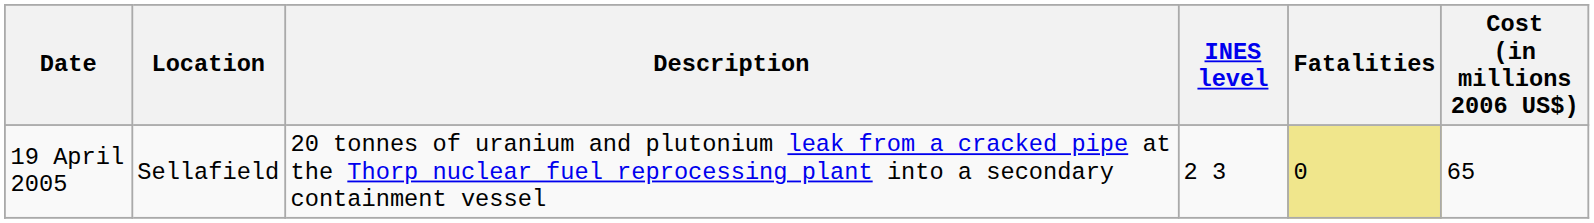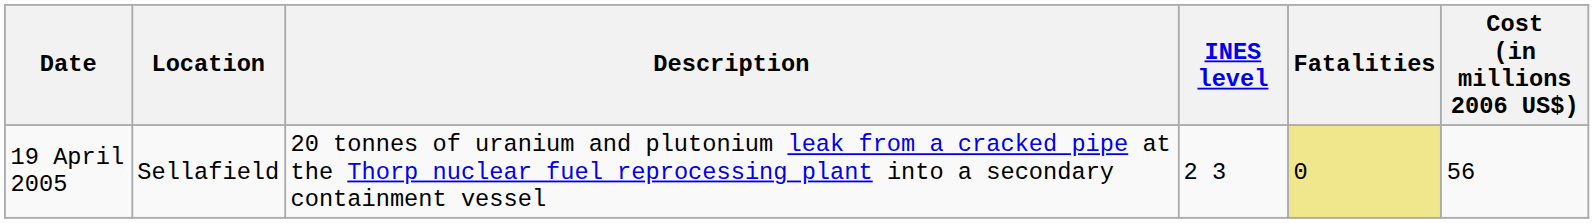(1461, 172) 65 -> (1461, 172) 56
